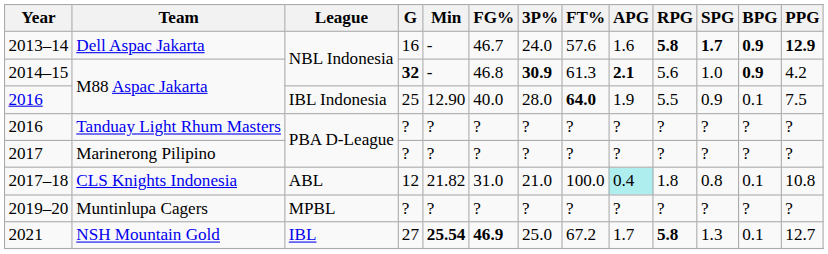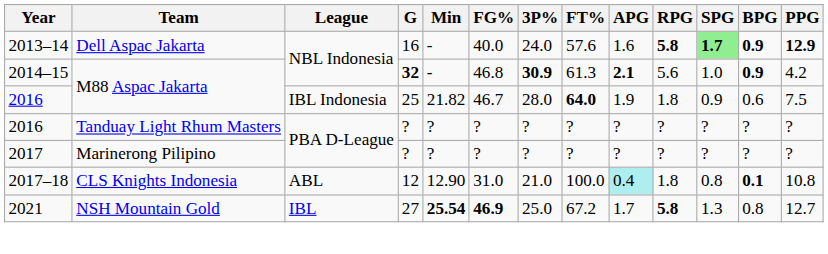(488, 45) 46.7 -> (488, 45) 40.0
(712, 45) no background -> (712, 45) lightgreen background
(446, 99) 12.90 -> (446, 99) 21.82
(488, 99) 40.0 -> (488, 99) 46.7
(668, 99) 5.5 -> (668, 99) 1.8
(753, 99) 0.1 -> (753, 99) 0.6
(446, 180) 21.82 -> (446, 180) 12.90
(753, 180) normal -> (753, 180) bold
- row: (38, 208)
(753, 235) 0.1 -> (753, 208) 0.8
